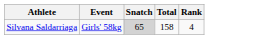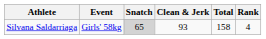+ column: (183, 12)
